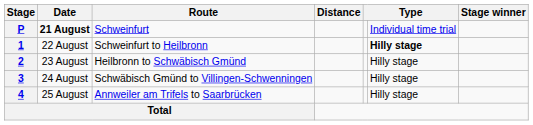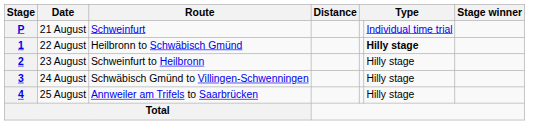(65, 29) bold -> (63, 29) normal
(151, 45) Schweinfurt to Heilbronn -> (167, 45) Heilbronn to Schwäbisch Gmünd
(170, 62) Heilbronn to Schwäbisch Gmünd -> (148, 62) Schweinfurt to Heilbronn
